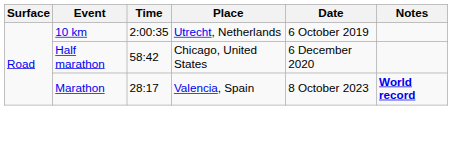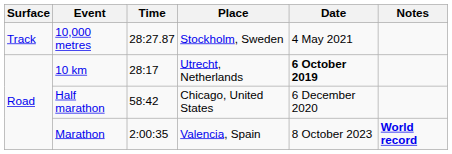+ row: (73, 38)
(149, 32) 2:00:35 -> (144, 70) 28:17
(328, 32) normal -> (319, 70) bold
(144, 89) 28:17 -> (149, 133) 2:00:35
